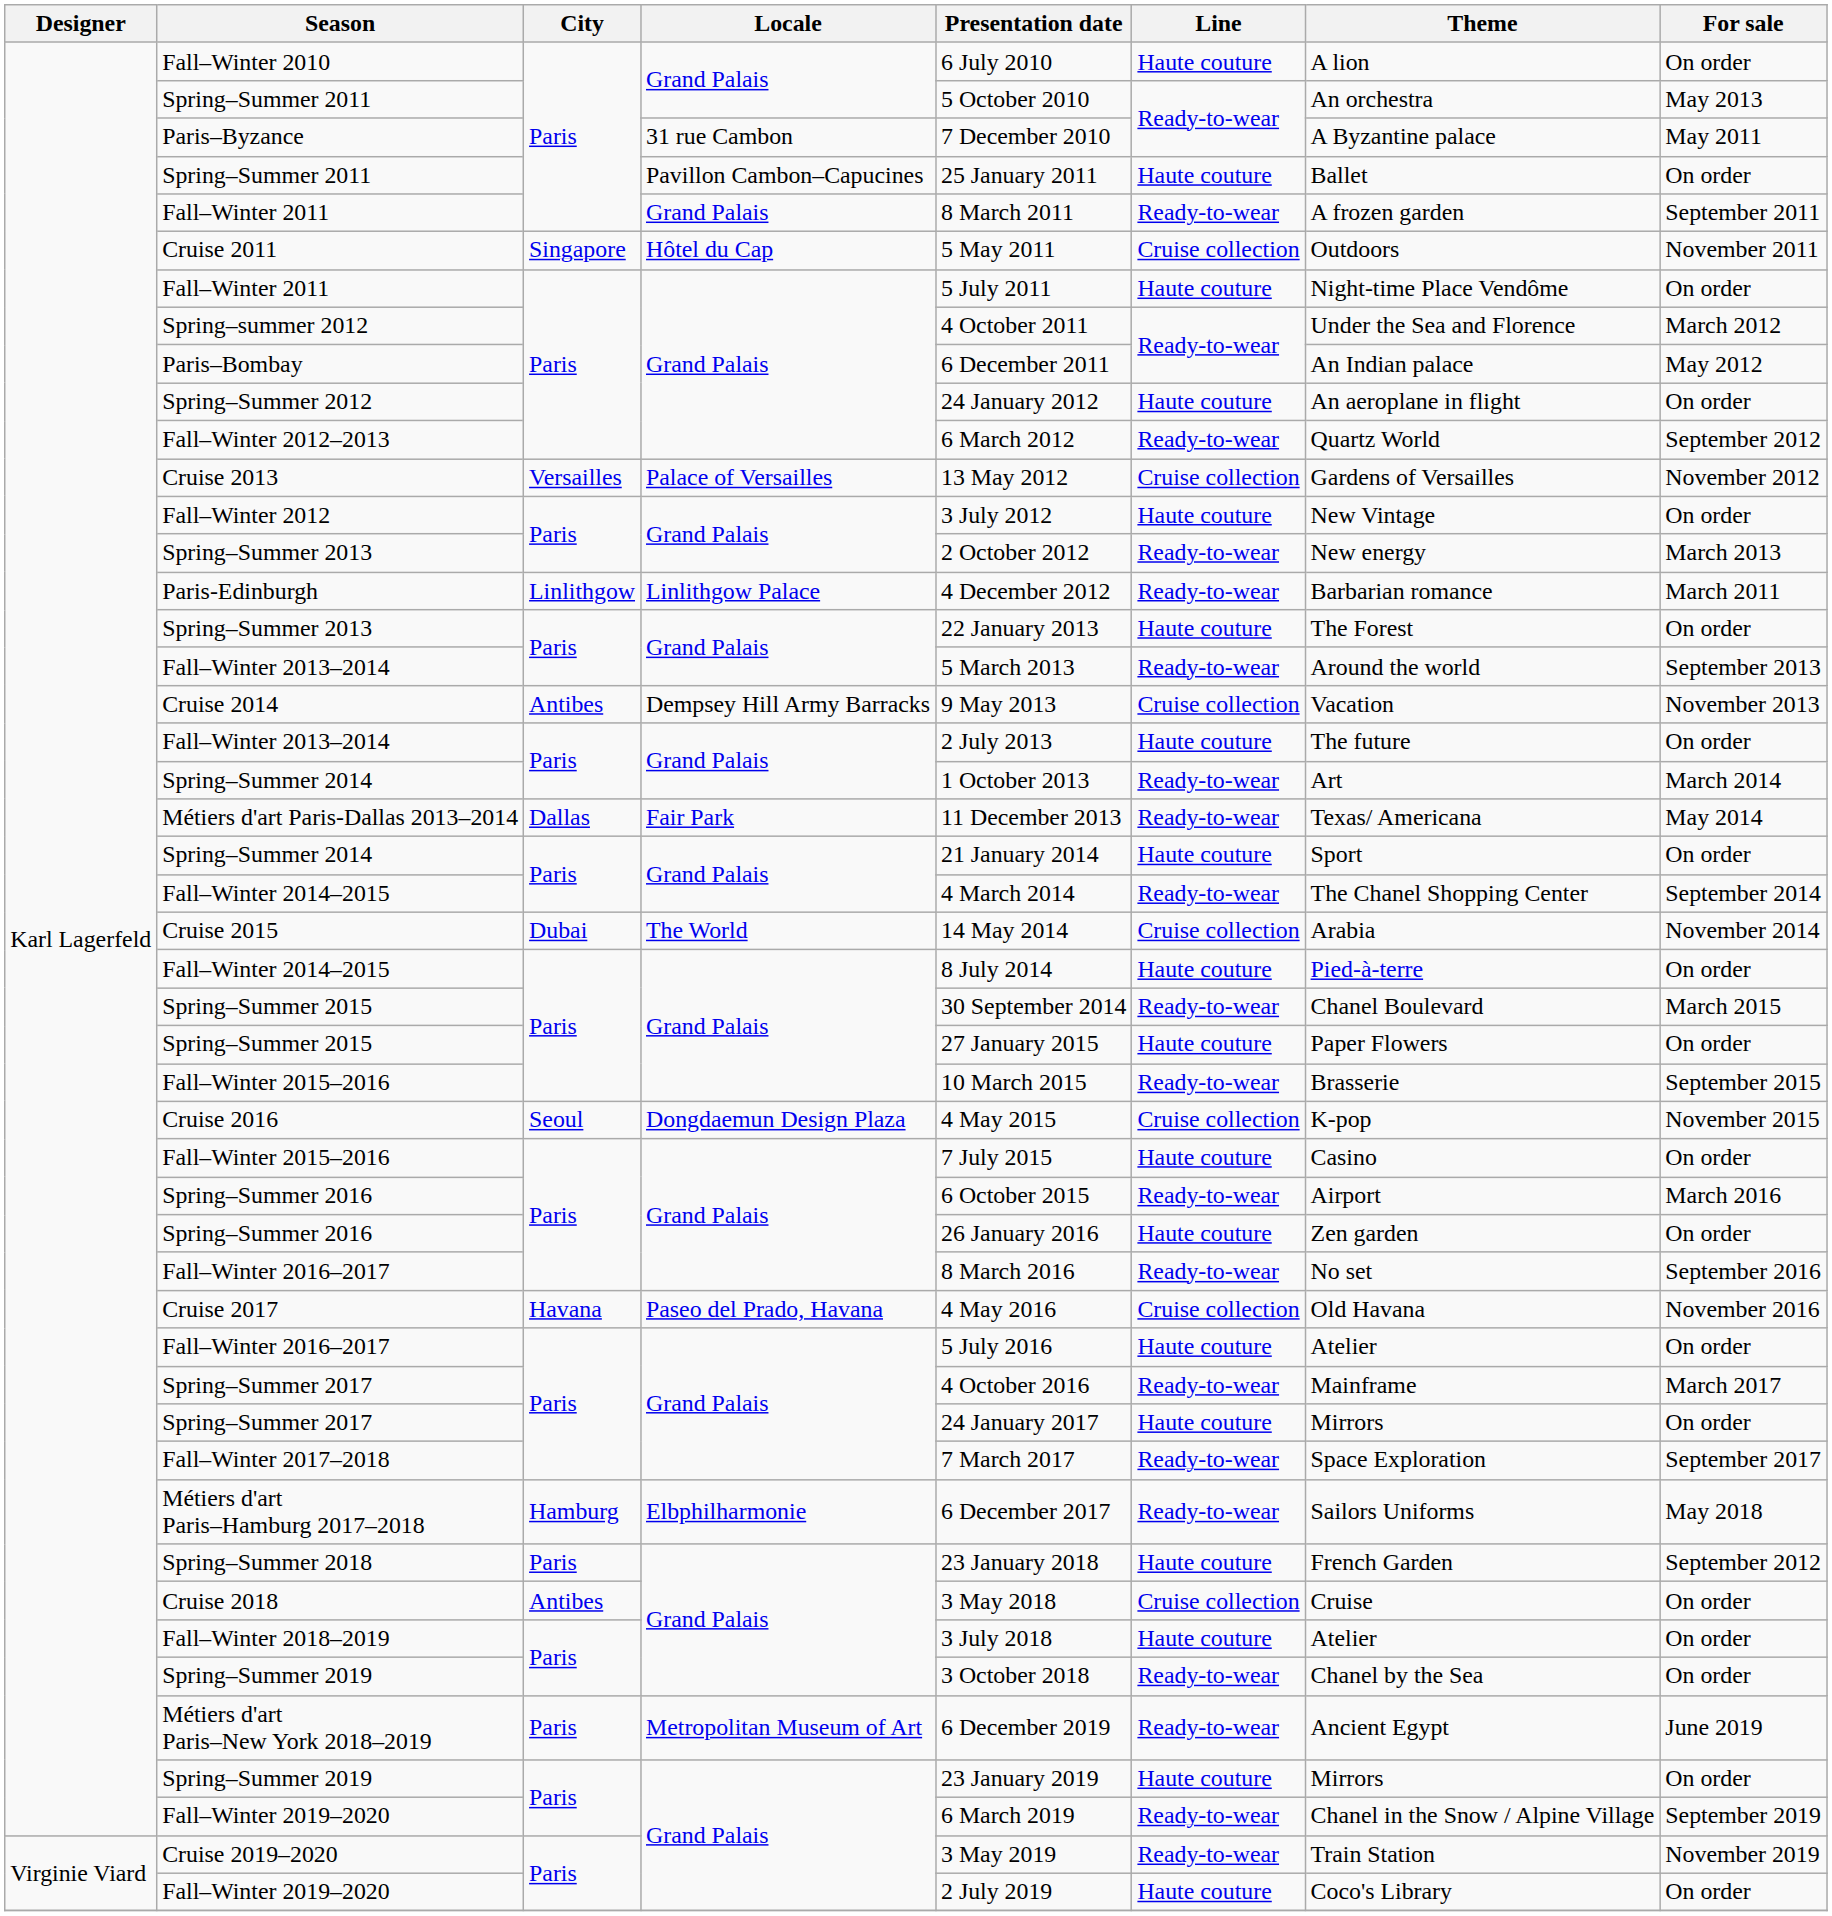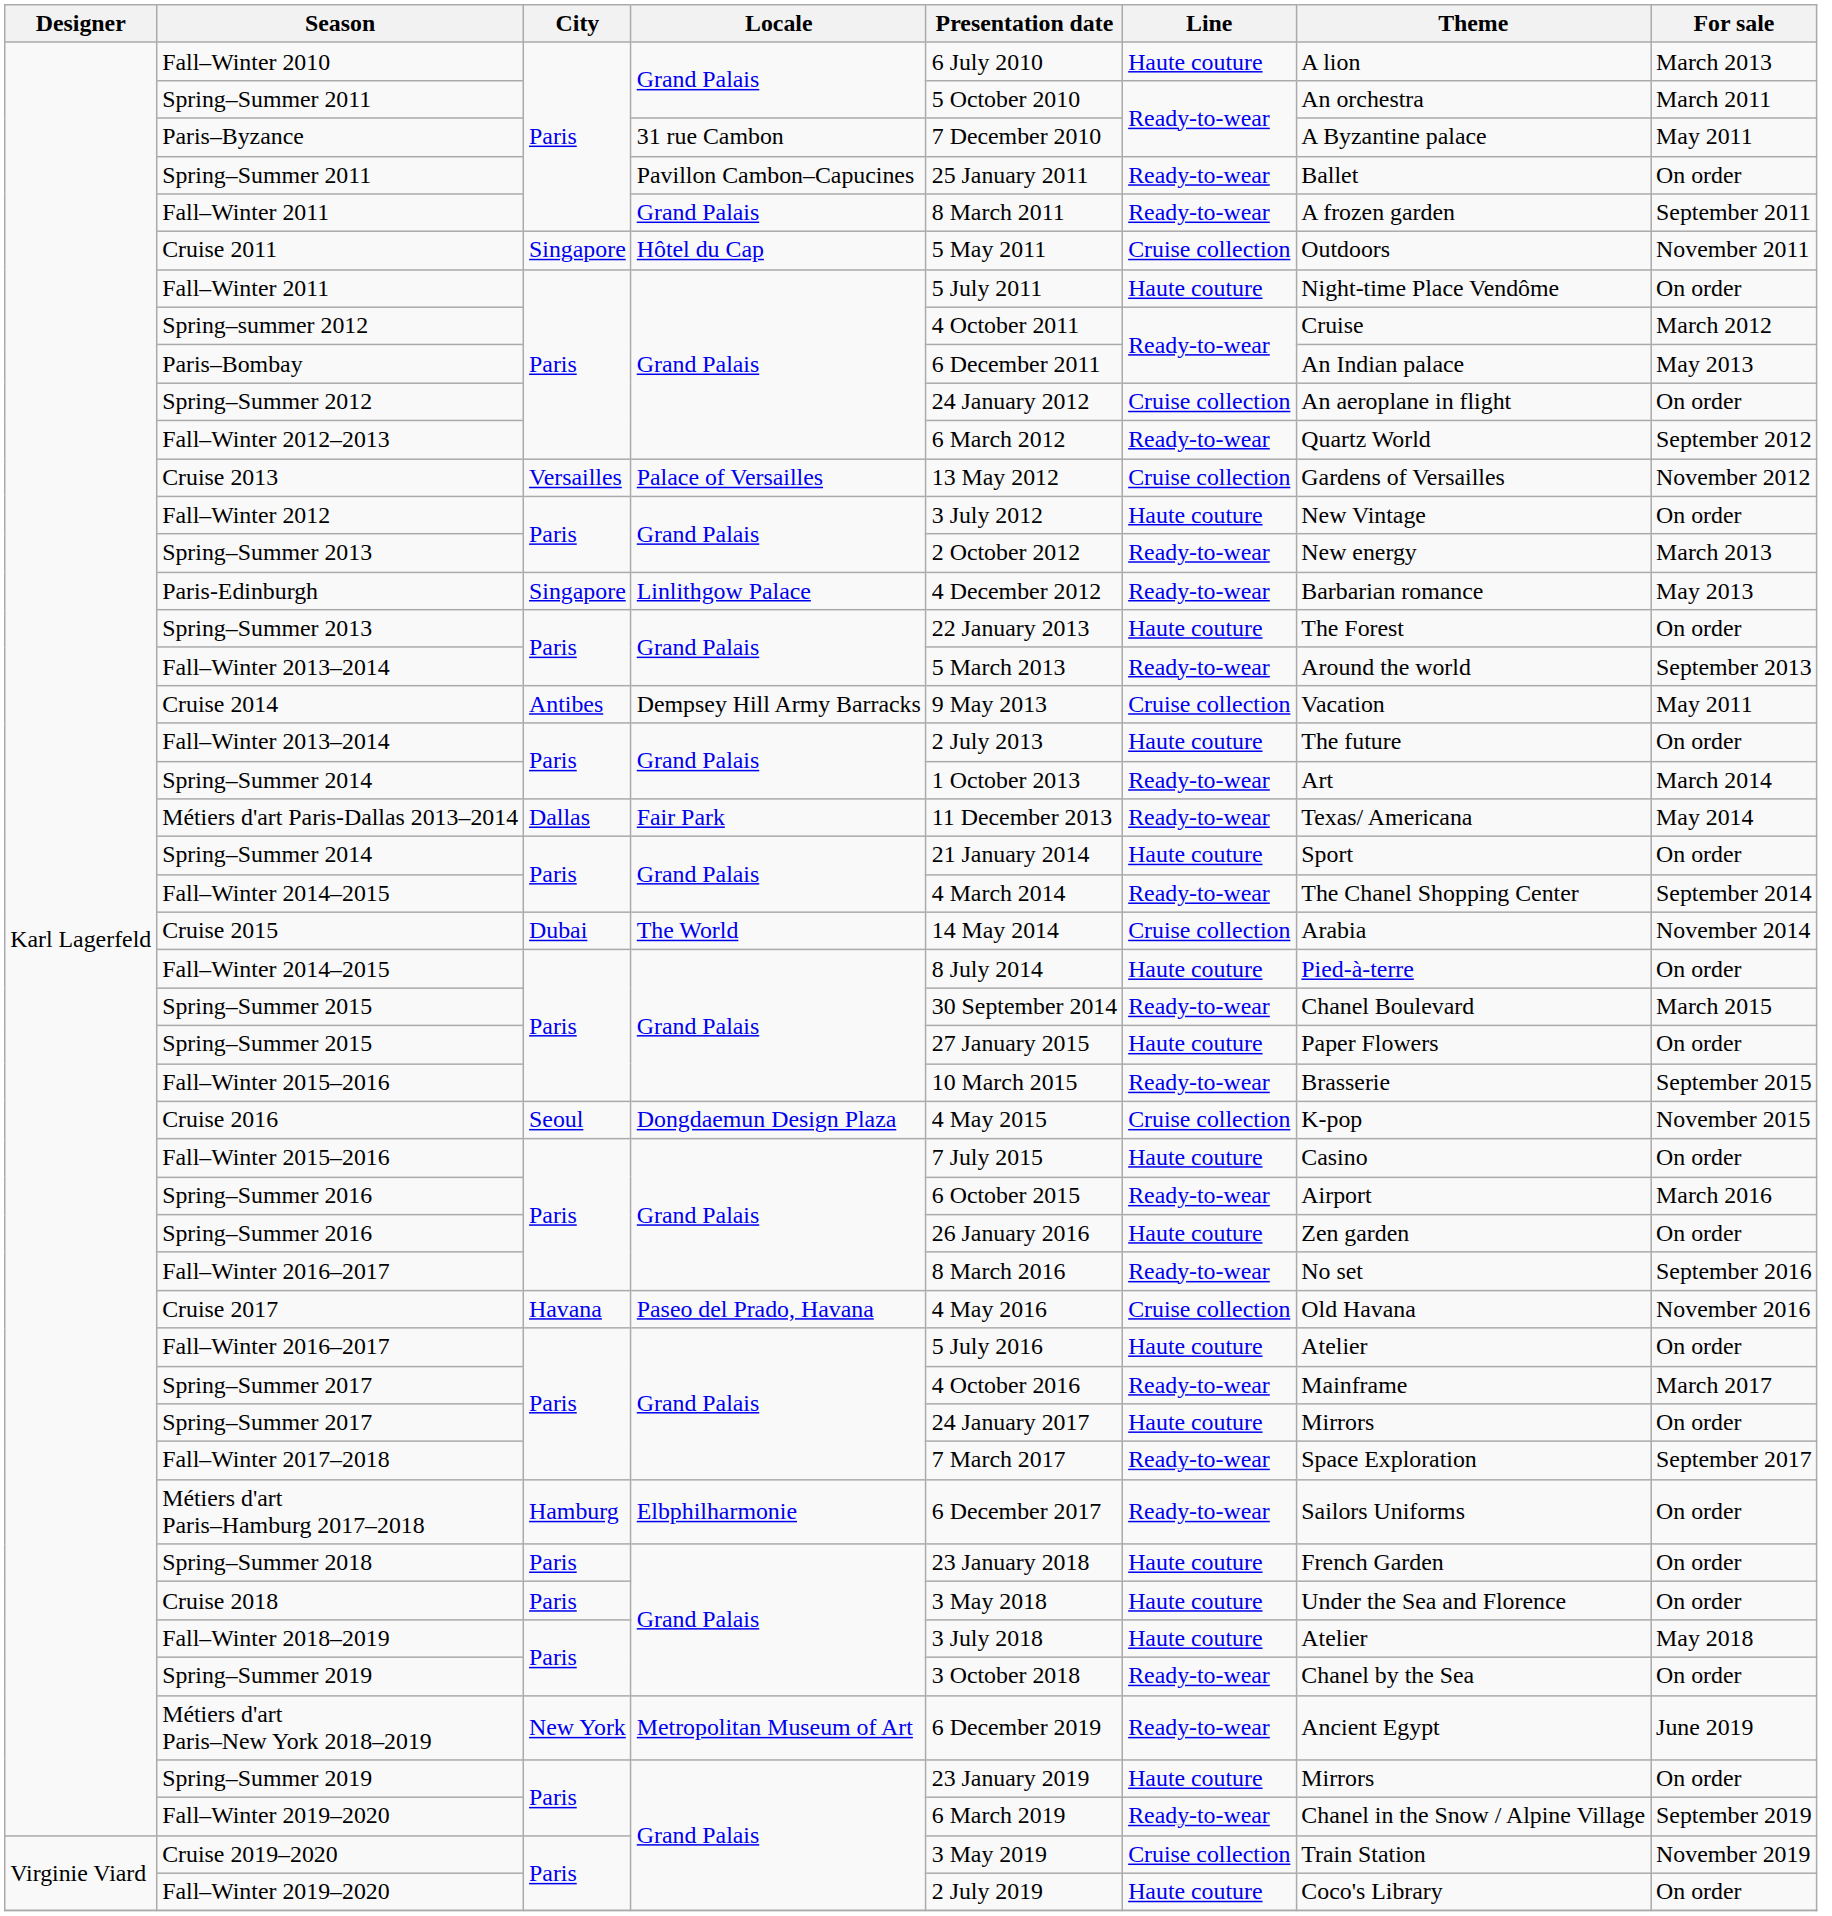(1708, 61) On order -> (1714, 61) March 2013
(1714, 99) May 2013 -> (1714, 99) March 2011
(1205, 174) Haute couture -> (1199, 174) Ready-to-wear
(1443, 325) Under the Sea and Florence -> (1332, 325) Cruise
(1714, 363) May 2012 -> (1705, 363) May 2013
(1205, 401) Haute couture -> (1209, 401) Cruise collection
(582, 590) Linlithgow -> (577, 590) Singapore
(1723, 590) March 2011 -> (1705, 590) May 2013
(1742, 703) November 2013 -> (1704, 703) May 2011
(1714, 1511) May 2018 -> (1699, 1511) On order
(1743, 1562) September 2012 -> (1699, 1562) On order
(566, 1600) Antibes -> (553, 1600) Paris
(1219, 1600) Cruise collection -> (1195, 1600) Haute couture
(1342, 1600) Cruise -> (1434, 1600) Under the Sea and Florence
(1708, 1638) On order -> (1705, 1638) May 2018
(553, 1727) Paris -> (577, 1727) New York
(1208, 1854) Ready-to-wear -> (1209, 1854) Cruise collection
